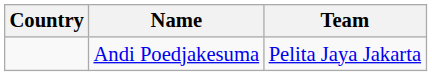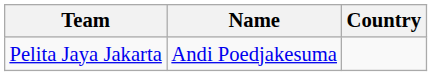columns swapped: (47, 20) <-> (345, 20)
